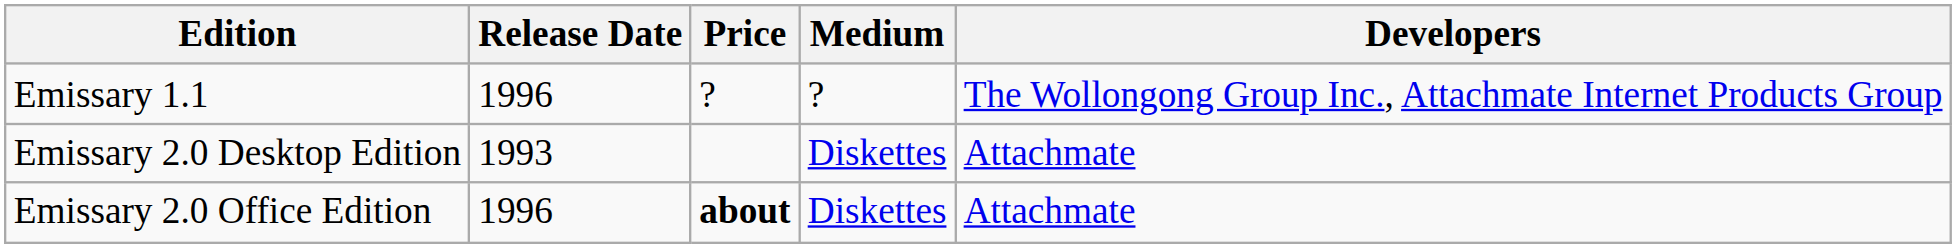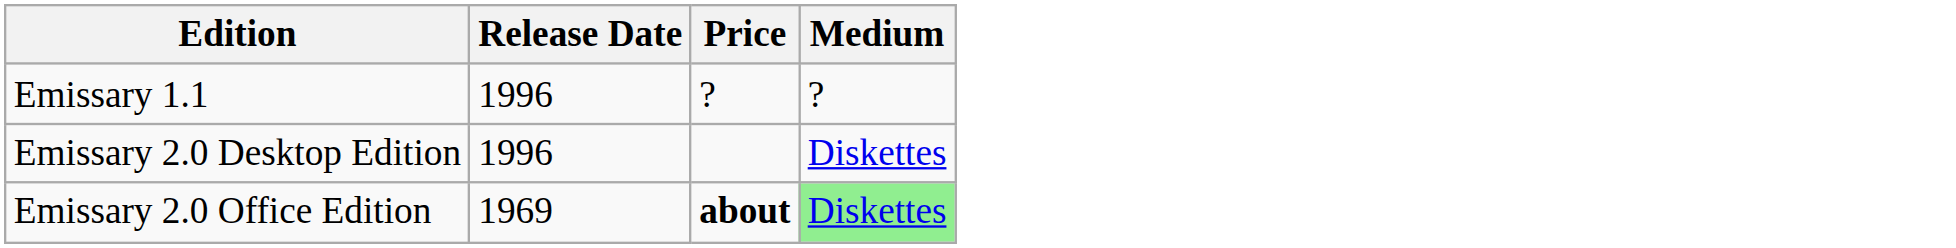- column: (1453, 34)
(516, 152) 1993 -> (516, 152) 1996
(516, 211) 1996 -> (516, 211) 1969
(877, 211) no background -> (877, 211) lightgreen background
